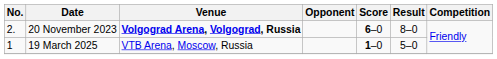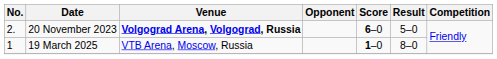(409, 29) 8–0 -> (409, 29) 5–0
(409, 45) 5–0 -> (409, 45) 8–0
